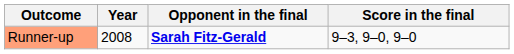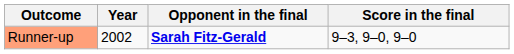(117, 37) 2008 -> (117, 37) 2002
